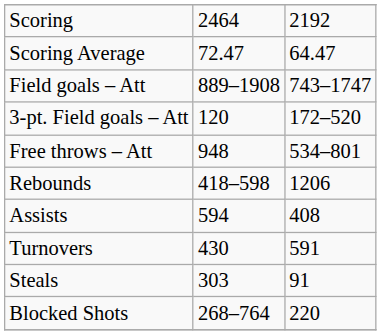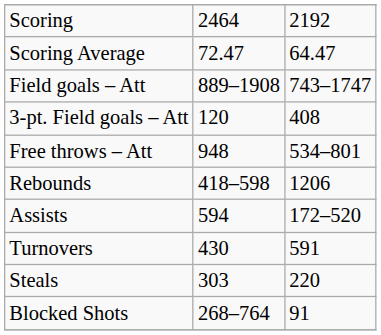(325, 118) 172–520 -> (305, 118) 408
(305, 215) 408 -> (325, 215) 172–520
(300, 280) 91 -> (305, 280) 220
(305, 313) 220 -> (300, 313) 91
